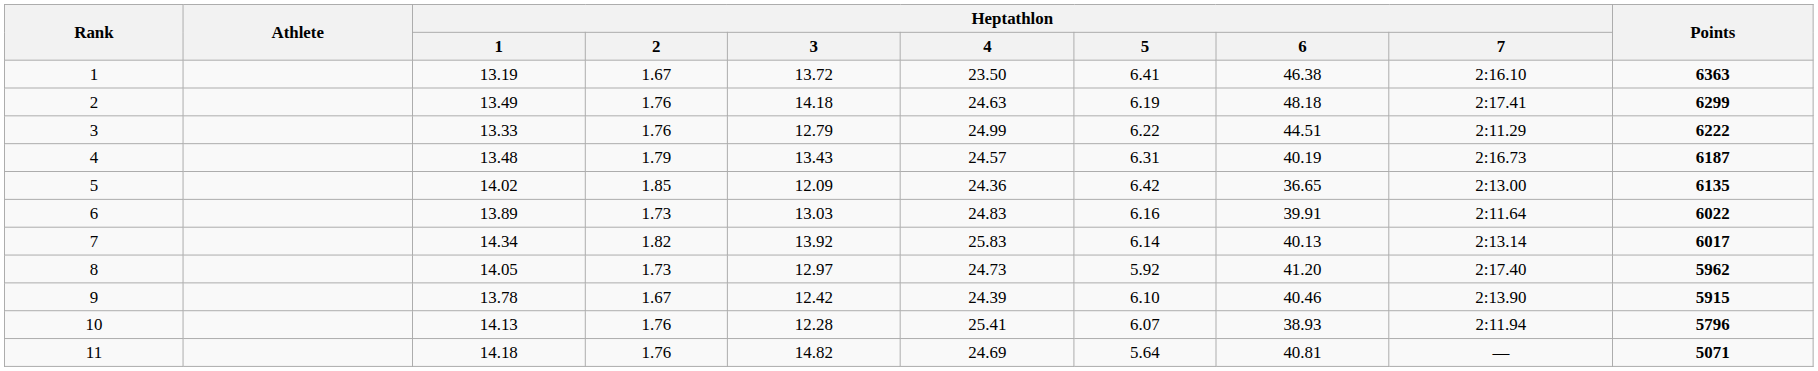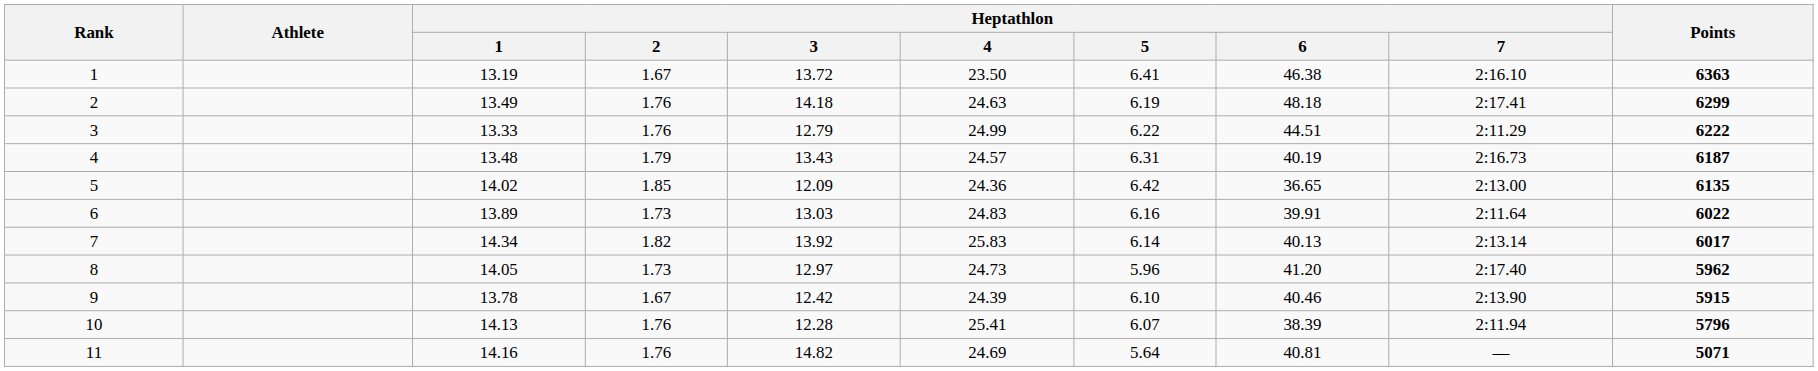(1145, 268) 5.92 -> (1145, 268) 5.96
(1302, 324) 38.93 -> (1302, 324) 38.39
(499, 352) 14.18 -> (499, 352) 14.16
